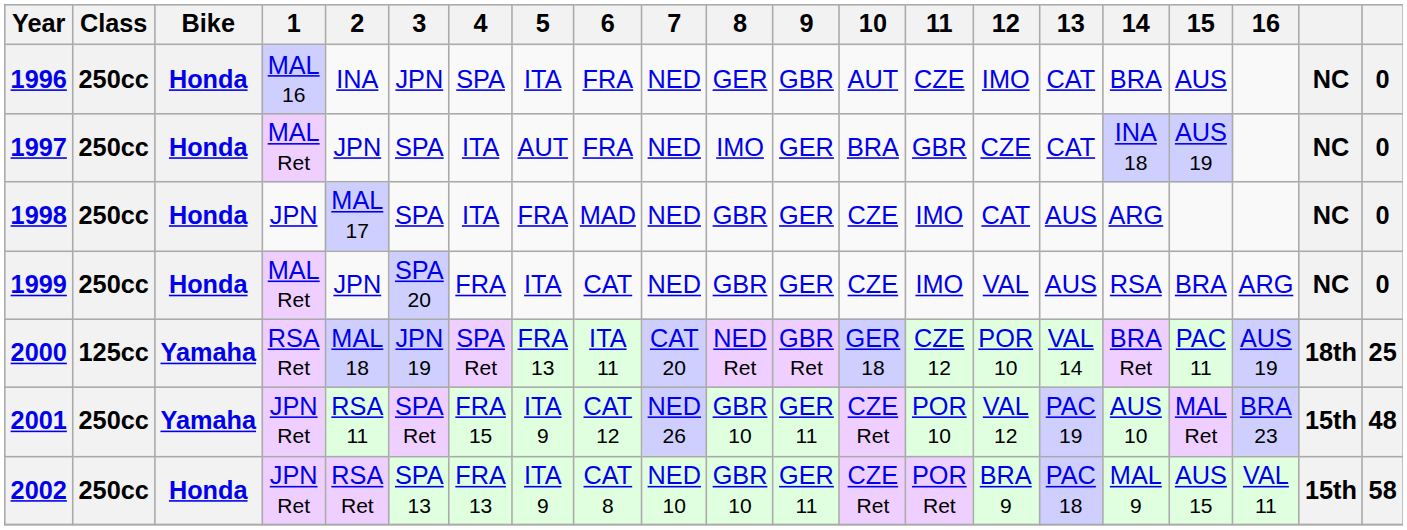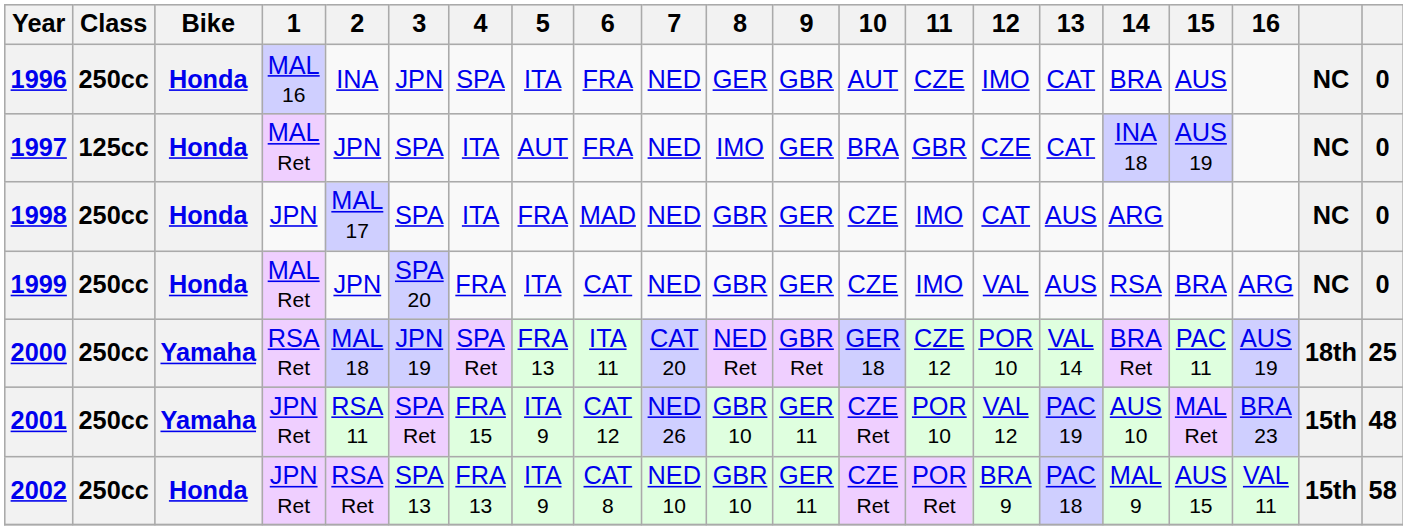(114, 147) 250cc -> (114, 147) 125cc
(114, 352) 125cc -> (114, 352) 250cc
